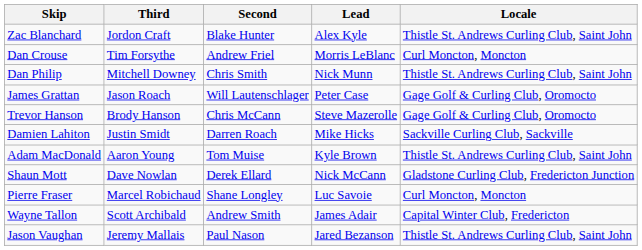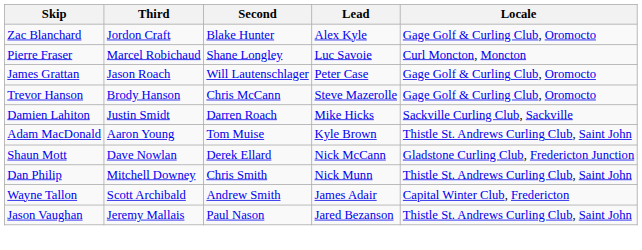(517, 34) Thistle St. Andrews Curling Club, Saint John -> (499, 34) Gage Golf & Curling Club, Oromocto
- row: (37, 54)
rows swapped: (40, 194) <-> (35, 74)
